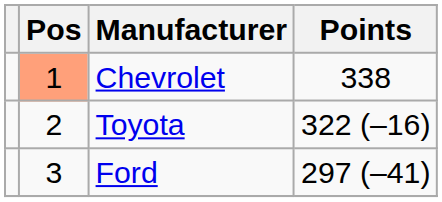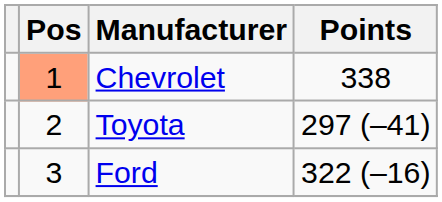(366, 125) 322 (–16) -> (366, 125) 297 (–41)
(366, 173) 297 (–41) -> (366, 173) 322 (–16)
